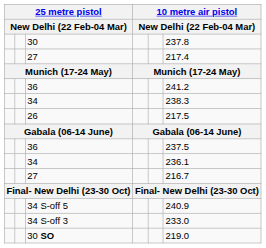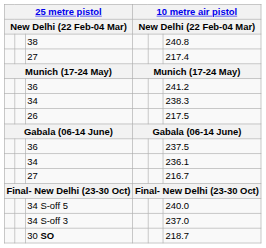+ row: (10, 42)
- row: (10, 42)
(177, 206) 240.9 -> (177, 206) 240.0
(177, 221) 233.0 -> (177, 221) 237.0
(177, 236) 219.0 -> (177, 236) 218.7
